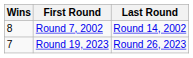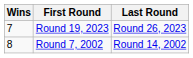rows swapped: (69, 28) <-> (72, 45)
